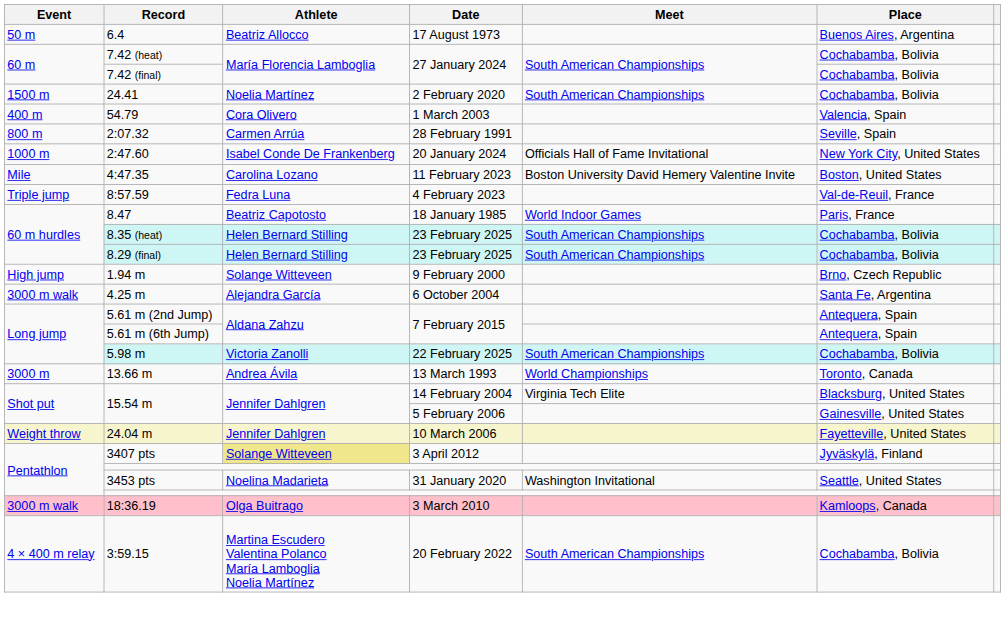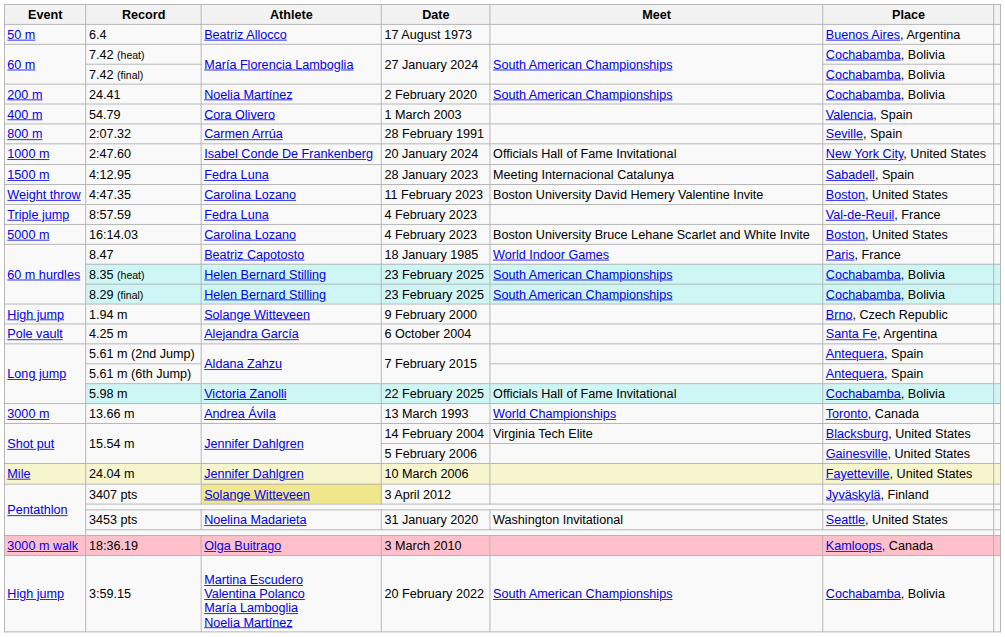(28, 94) 1500 m -> (25, 94) 200 m
+ row: (110, 174)
(19, 174) Mile -> (44, 194) Weight throw
+ row: (114, 234)
(43, 294) 3000 m walk -> (35, 334) Pole vault
(615, 354) South American Championships -> (585, 394) Officials Hall of Fame Invitational
(44, 434) Weight throw -> (19, 474) Mile
(51, 554) 4 × 400 m relay -> (36, 594) High jump
